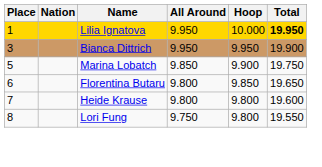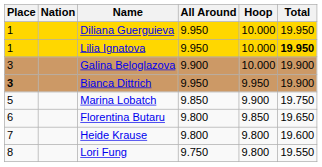+ row: (127, 30)
+ row: (128, 65)
(10, 48) normal -> (10, 83) bold
